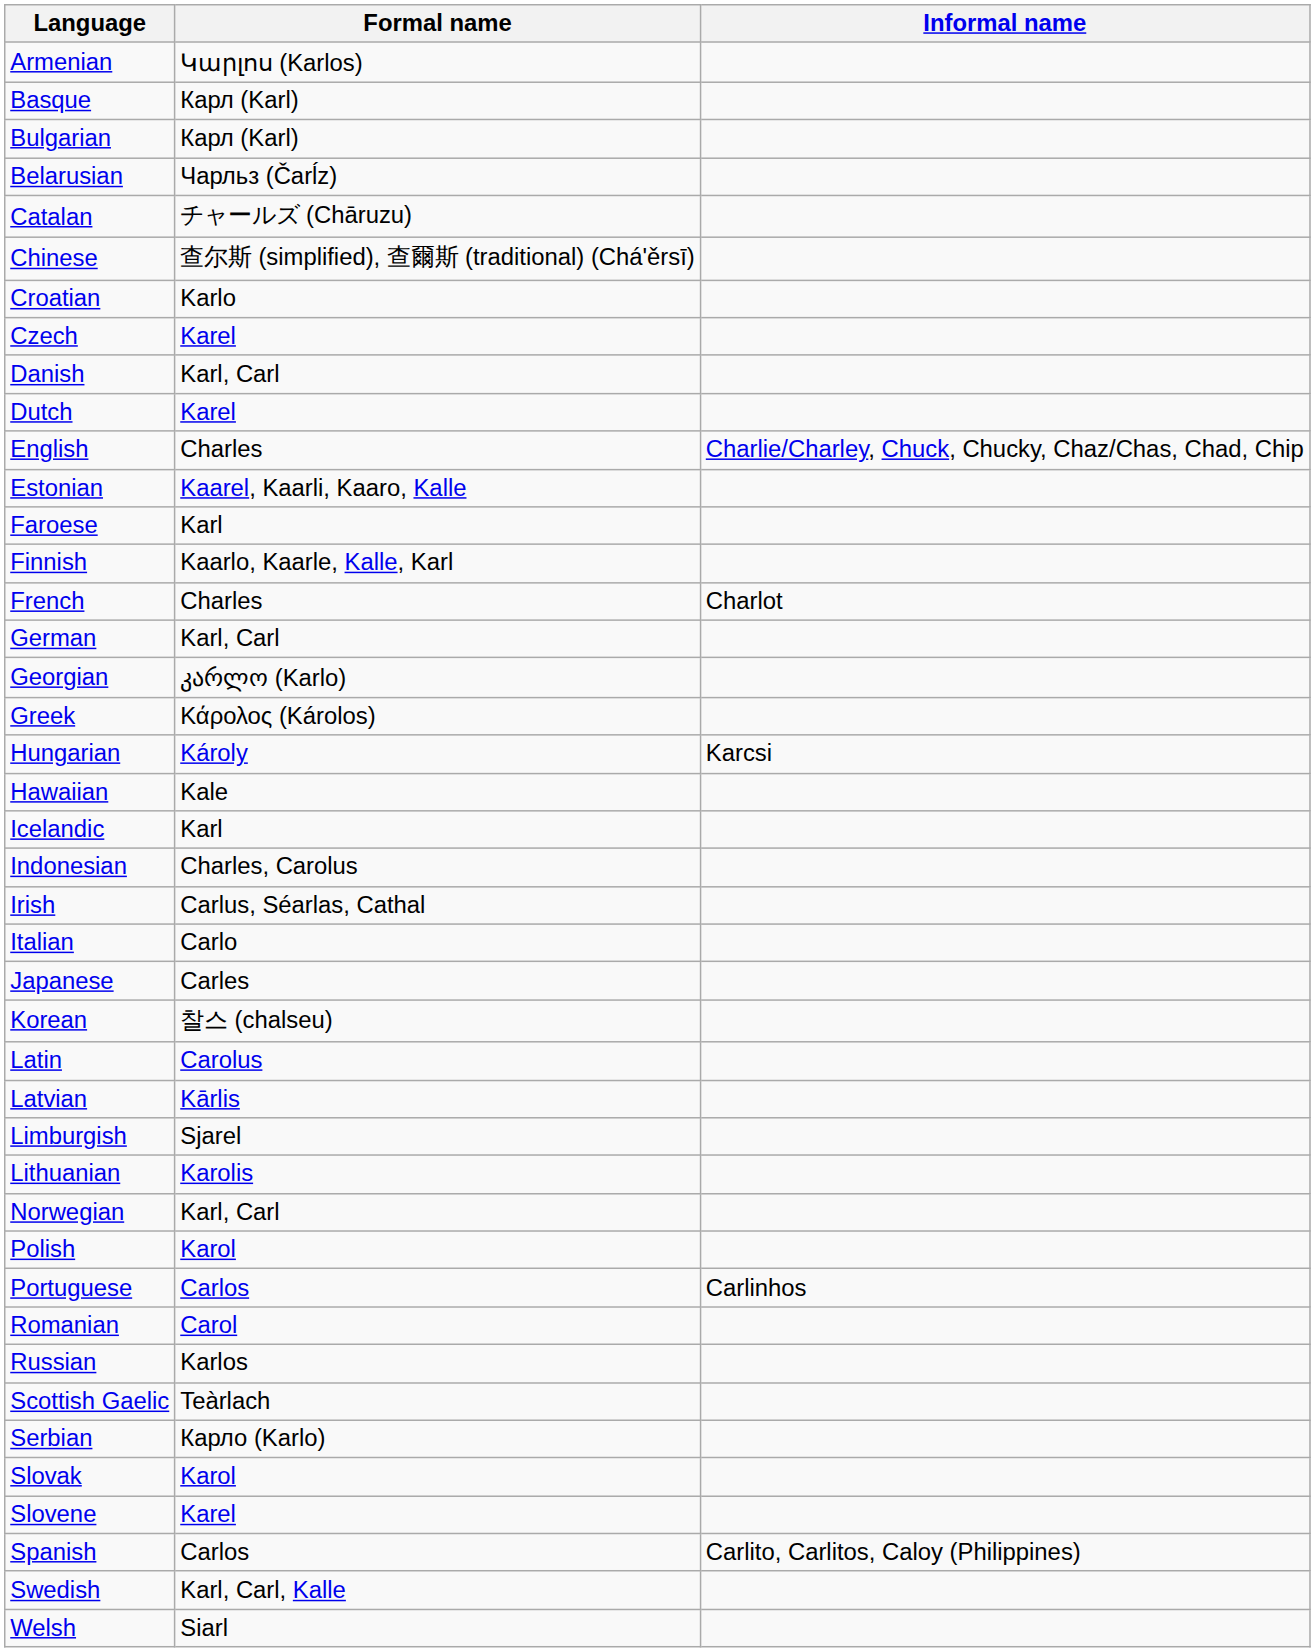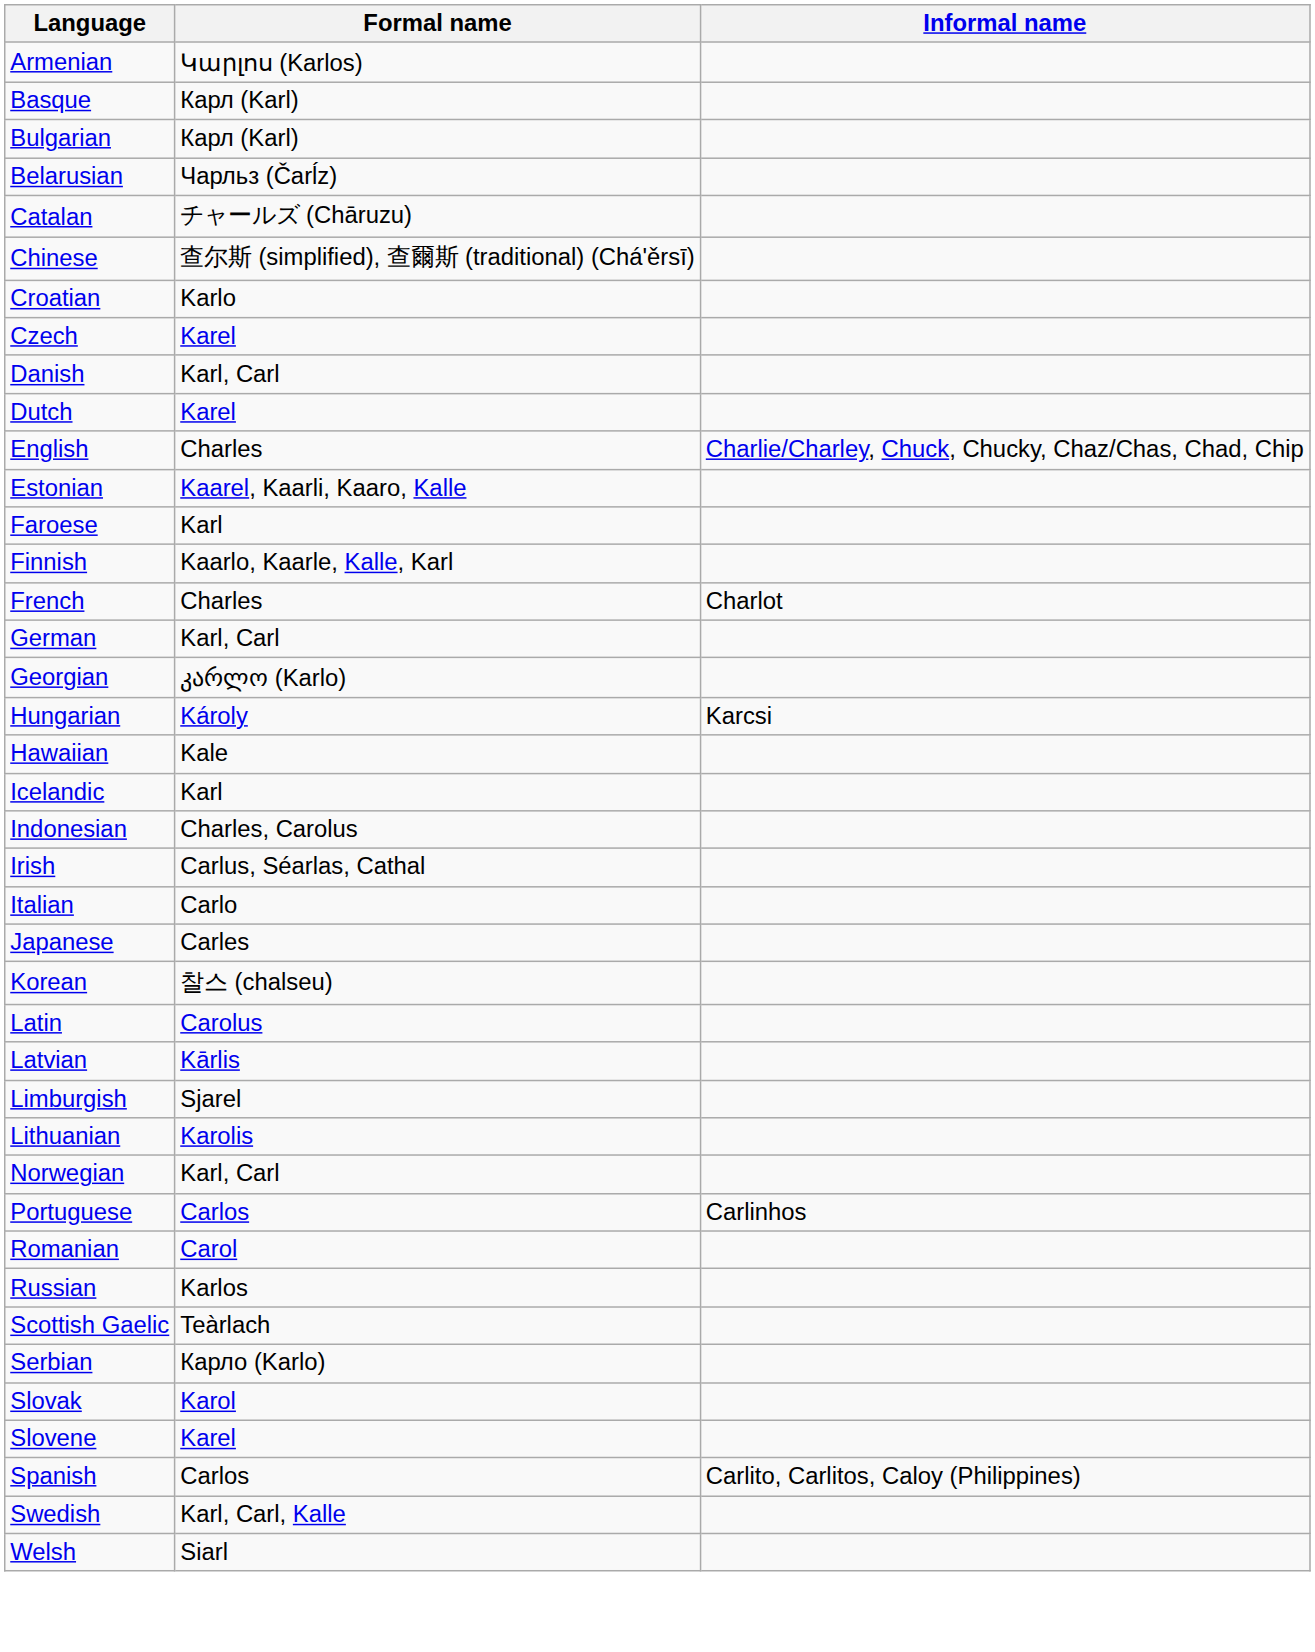- row: (43, 715)
- row: (43, 1249)
